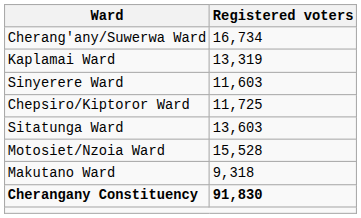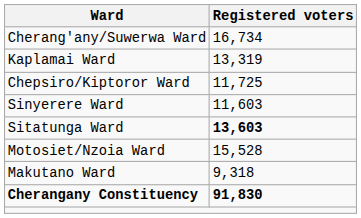rows swapped: (99, 106) <-> (66, 83)
(238, 128) normal -> (238, 128) bold
